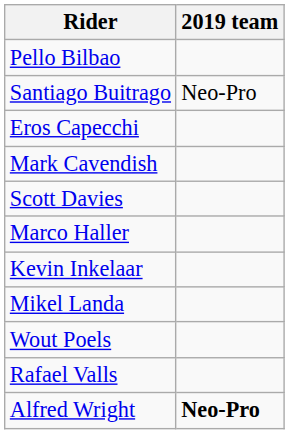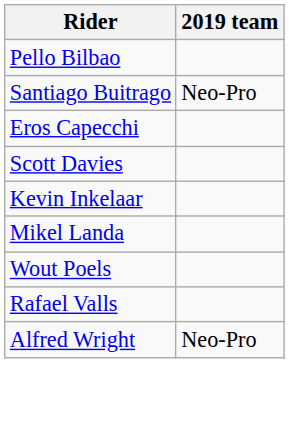- row: (84, 163)
- row: (69, 233)
(221, 410) bold -> (219, 339) normal
